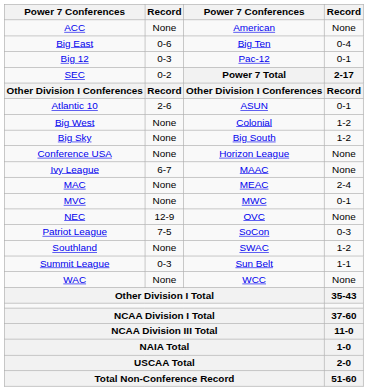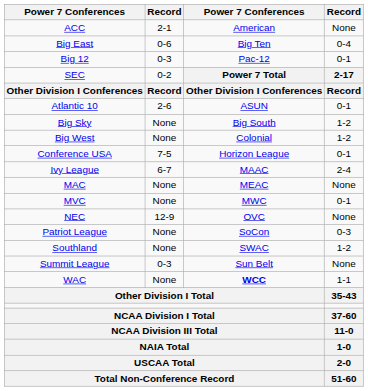(164, 28) None -> (164, 28) 2-1
rows swapped: (75, 138) <-> (75, 122)
(164, 153) None -> (164, 153) 7-5
(344, 153) None -> (344, 153) 0-1
(344, 169) None -> (344, 169) 2-4
(344, 185) 2-4 -> (344, 185) None
(164, 232) 7-5 -> (164, 232) None
(344, 264) 1-1 -> (344, 264) None
(254, 279) normal -> (254, 279) bold
(344, 279) None -> (344, 279) 1-1
